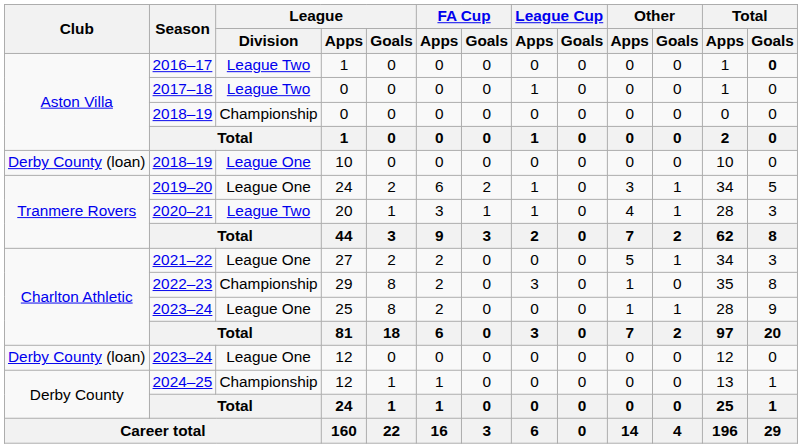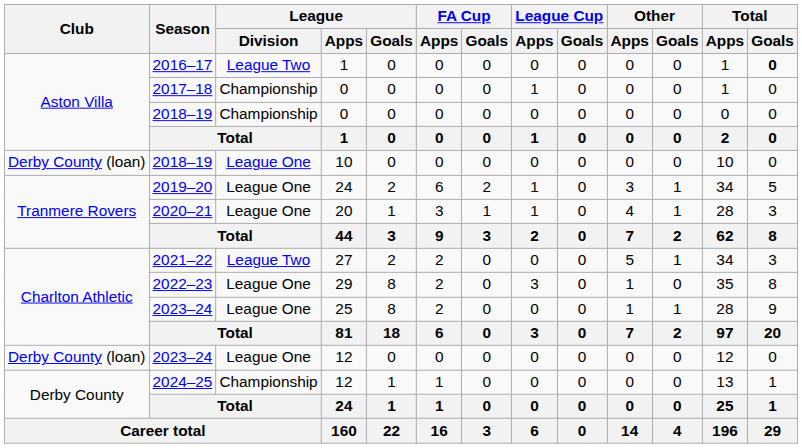(269, 89) League Two -> (269, 89) Championship
(269, 211) League Two -> (269, 211) League One
(269, 260) League One -> (269, 260) League Two
(269, 284) Championship -> (269, 284) League One
